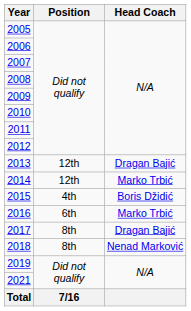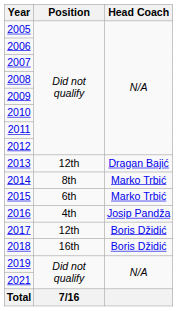(69, 180) 12th -> (69, 180) 8th
(69, 197) 4th -> (69, 197) 6th
(145, 197) Boris Džidić -> (139, 197) Marko Trbić
(69, 213) 6th -> (69, 213) 4th
(145, 213) Marko Trbić -> (139, 213) Josip Pandža
(69, 230) 8th -> (69, 230) 12th
(145, 230) Dragan Bajić -> (139, 230) Boris Džidić
(69, 247) 8th -> (69, 247) 16th
(145, 247) Nenad Marković -> (139, 247) Boris Džidić
